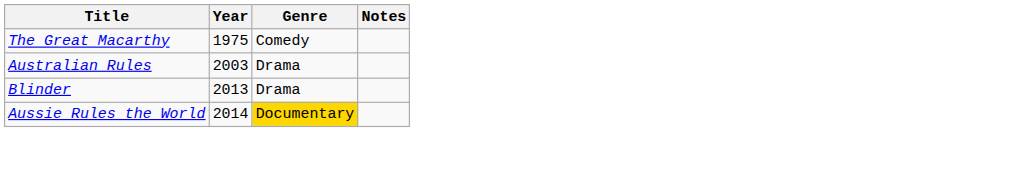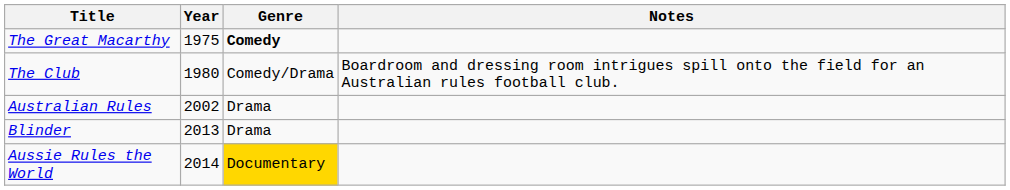(283, 41) normal -> (254, 41) bold
+ row: (44, 74)
(231, 65) 2003 -> (202, 107) 2002
